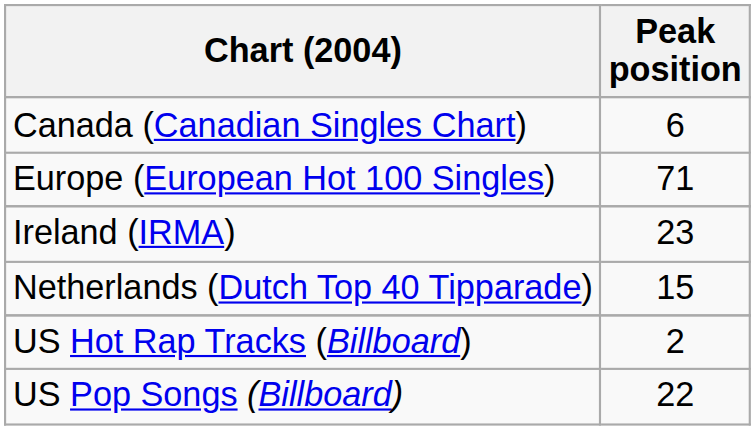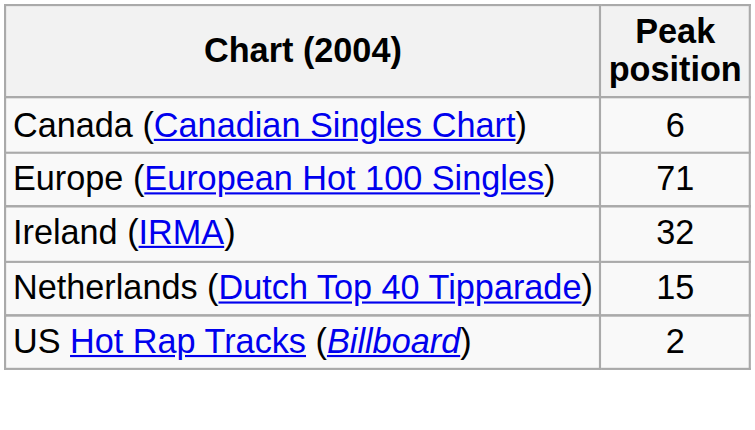(675, 233) 23 -> (675, 233) 32
- row: (208, 395)
